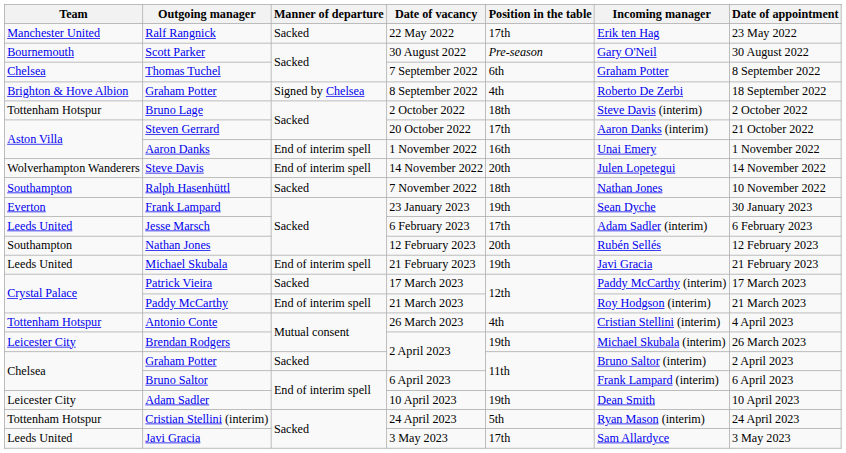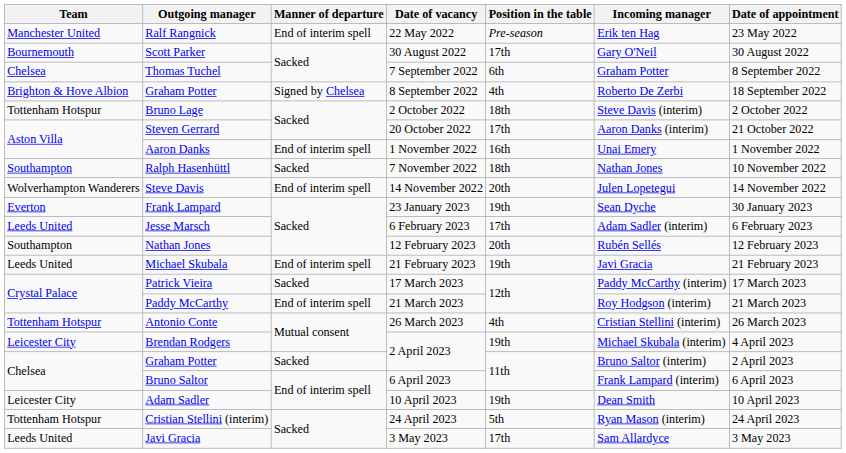(291, 33) Sacked -> (322, 33) End of interim spell
(499, 33) 17th -> (516, 33) Pre-season
(516, 52) Pre-season -> (499, 52) 17th
rows swapped: (188, 187) <-> (175, 168)
(763, 322) 4 April 2023 -> (769, 322) 26 March 2023
(769, 341) 26 March 2023 -> (763, 341) 4 April 2023
